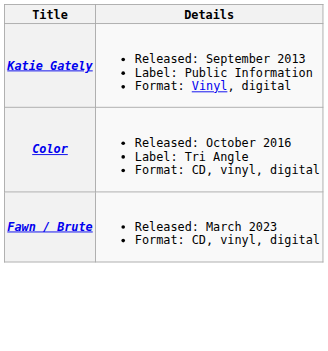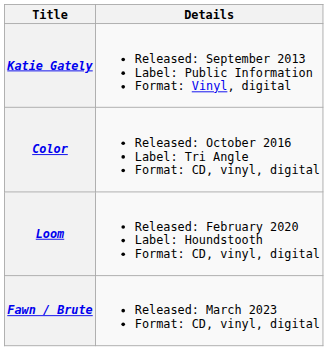+ row: (50, 233)
